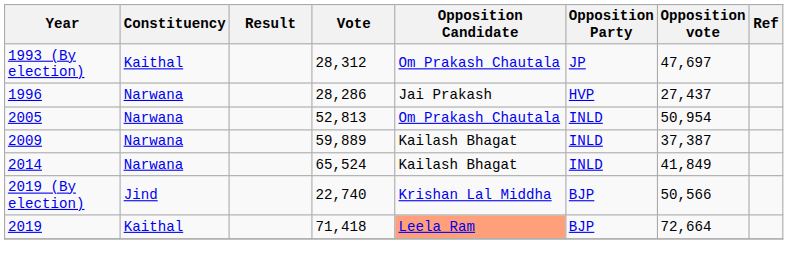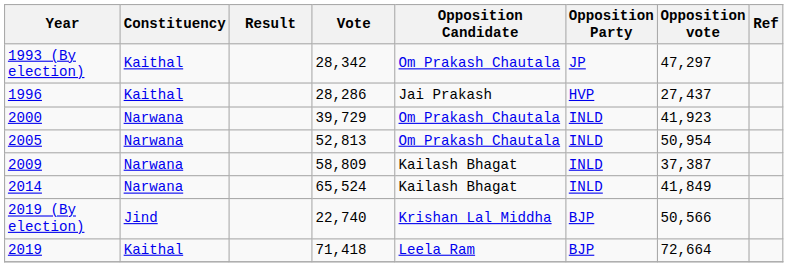(341, 64) 28,312 -> (341, 64) 28,342
(686, 64) 47,697 -> (686, 64) 47,297
(153, 95) Narwana -> (153, 95) Kaithal
+ row: (25, 118)
(341, 141) 59,889 -> (341, 164) 58,809
(437, 227) lightsalmon background -> (437, 250) no background
